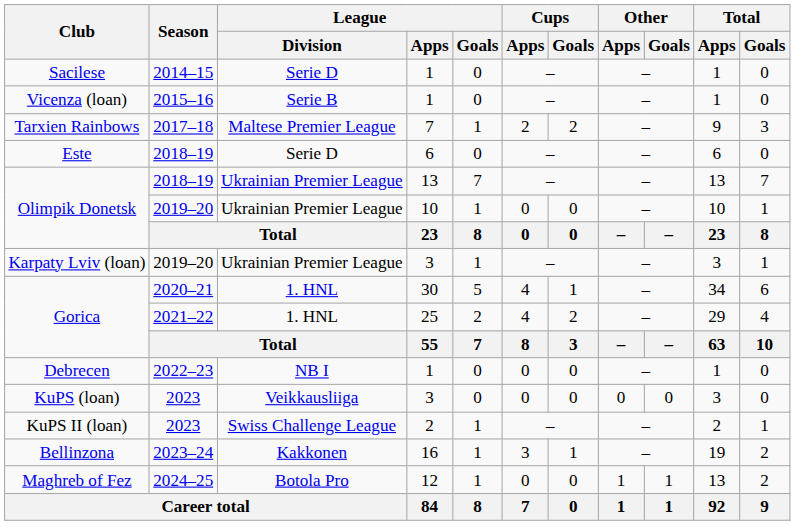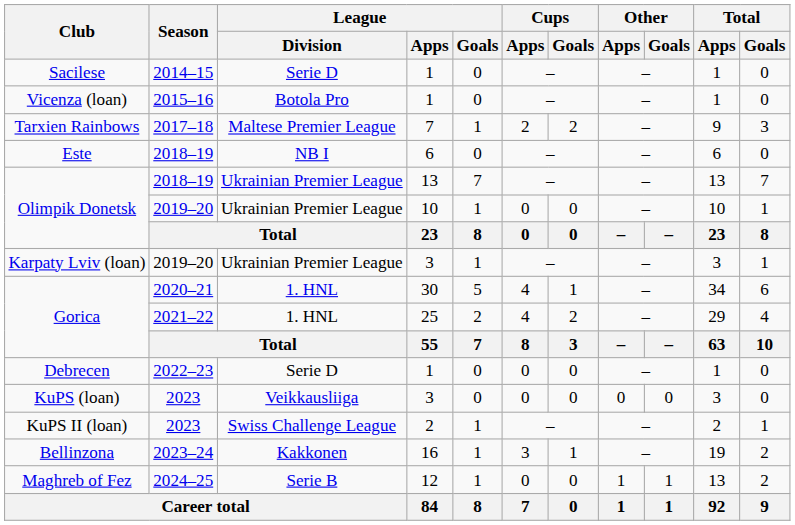(312, 99) Serie B -> (312, 99) Botola Pro
(312, 153) Serie D -> (312, 153) NB I
(312, 371) NB I -> (312, 371) Serie D
(312, 479) Botola Pro -> (312, 479) Serie B
